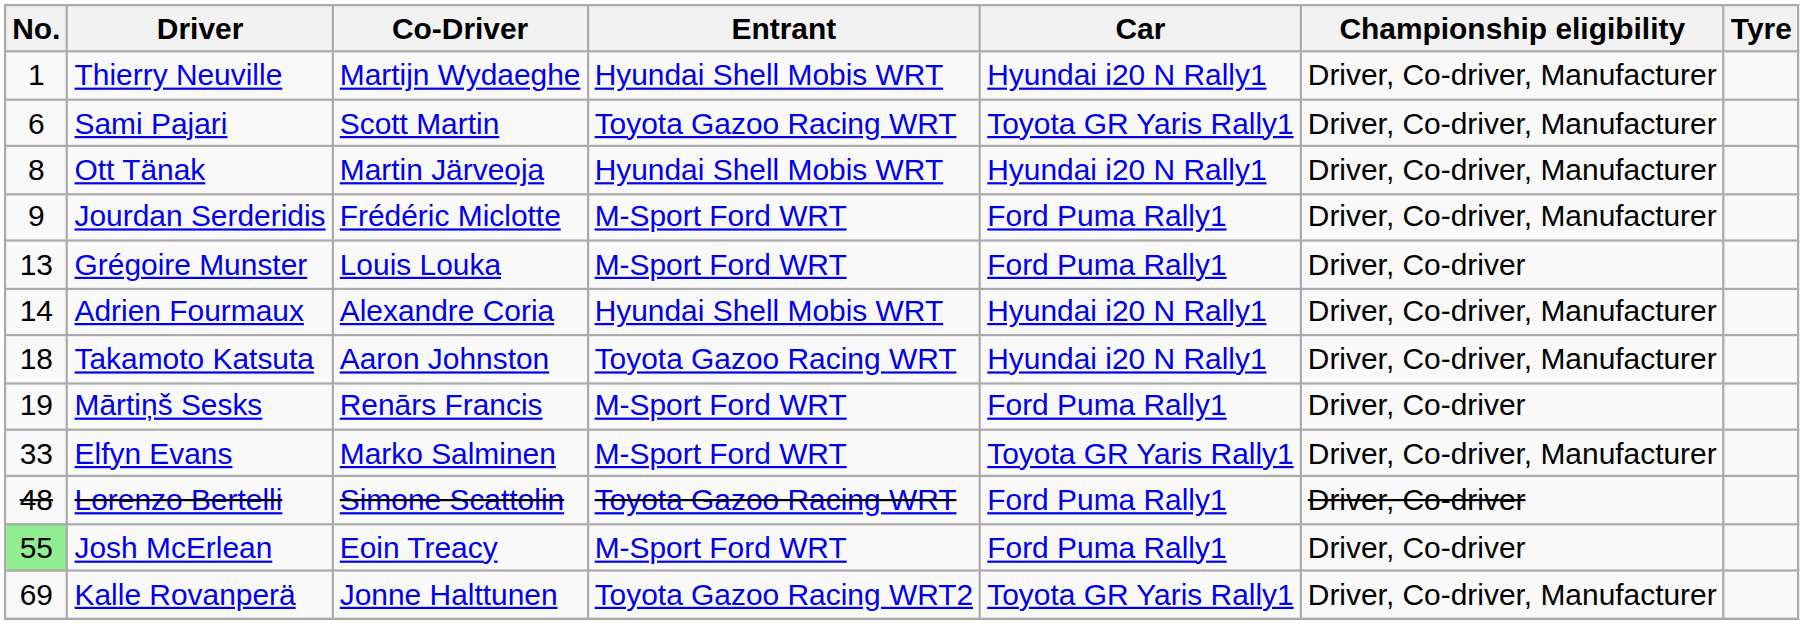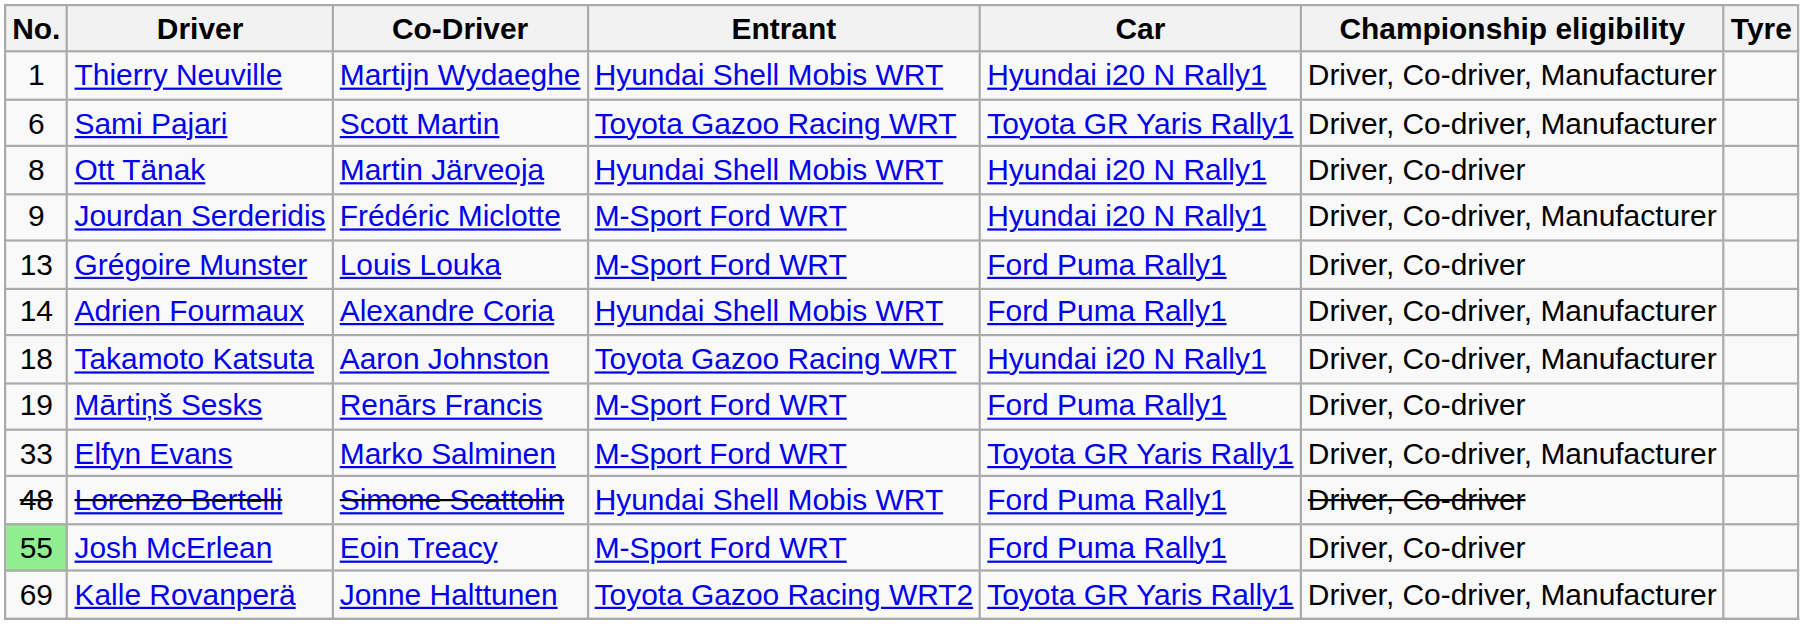(1512, 170) Driver, Co-driver, Manufacturer -> (1417, 170) Driver, Co-driver
(1107, 217) Ford Puma Rally1 -> (1127, 217) Hyundai i20 N Rally1
(1127, 311) Hyundai i20 N Rally1 -> (1107, 311) Ford Puma Rally1
(776, 500) Toyota Gazoo Racing WRT -> (769, 500) Hyundai Shell Mobis WRT
